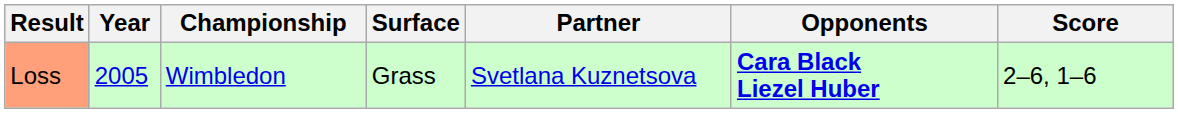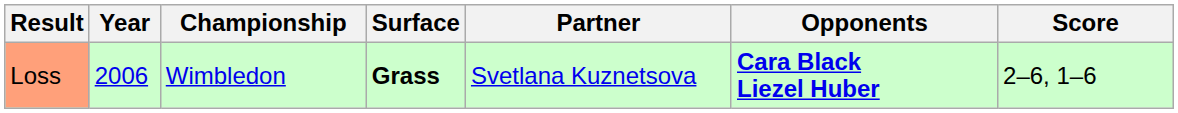(121, 75) 2005 -> (121, 75) 2006
(404, 75) normal -> (406, 75) bold
